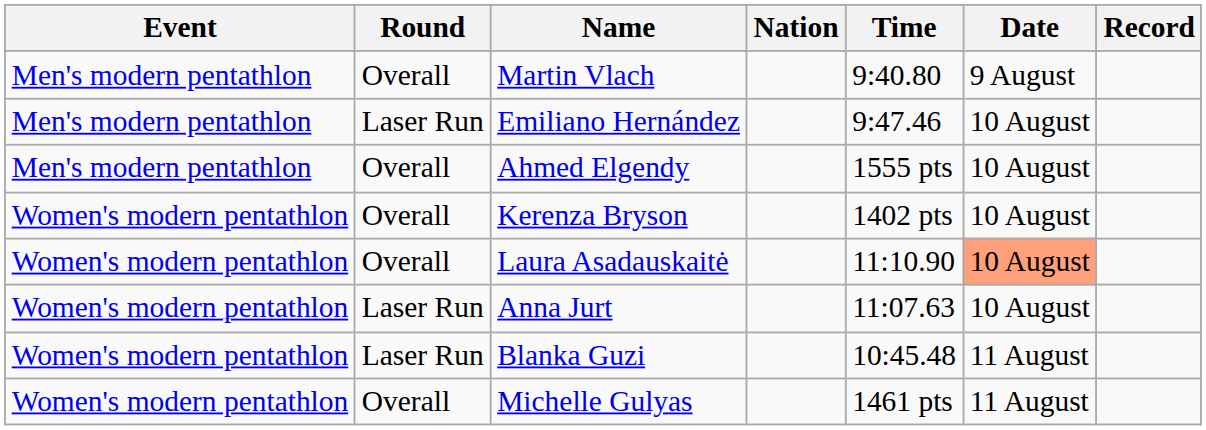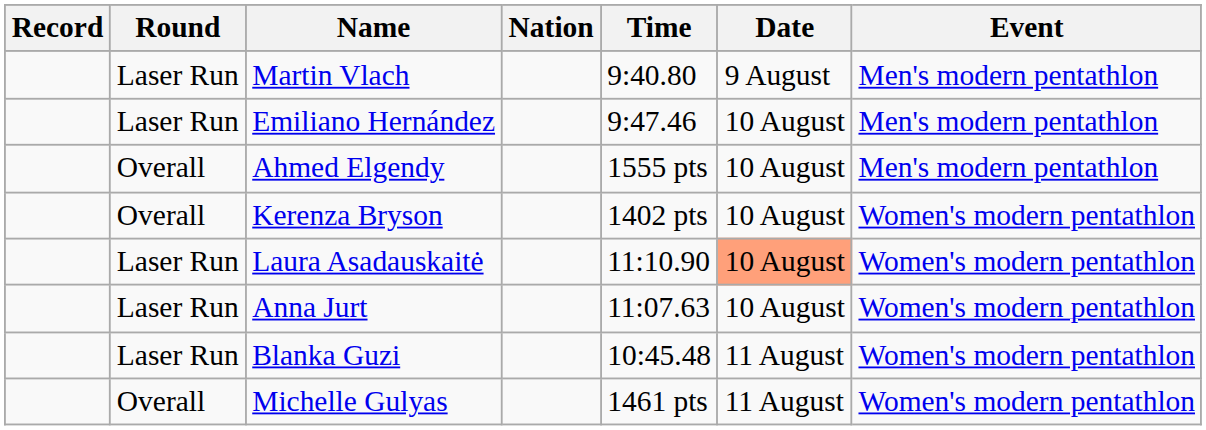columns swapped: (180, 27) <-> (1149, 27)
(406, 74) Overall -> (178, 74) Laser Run
(406, 261) Overall -> (178, 261) Laser Run
